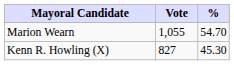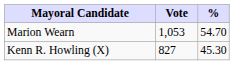(172, 32) 1,055 -> (172, 32) 1,053
